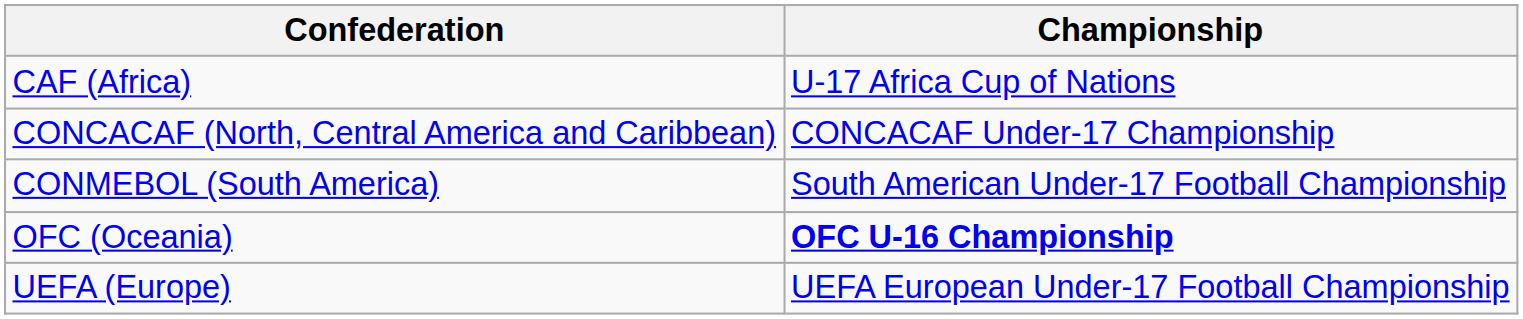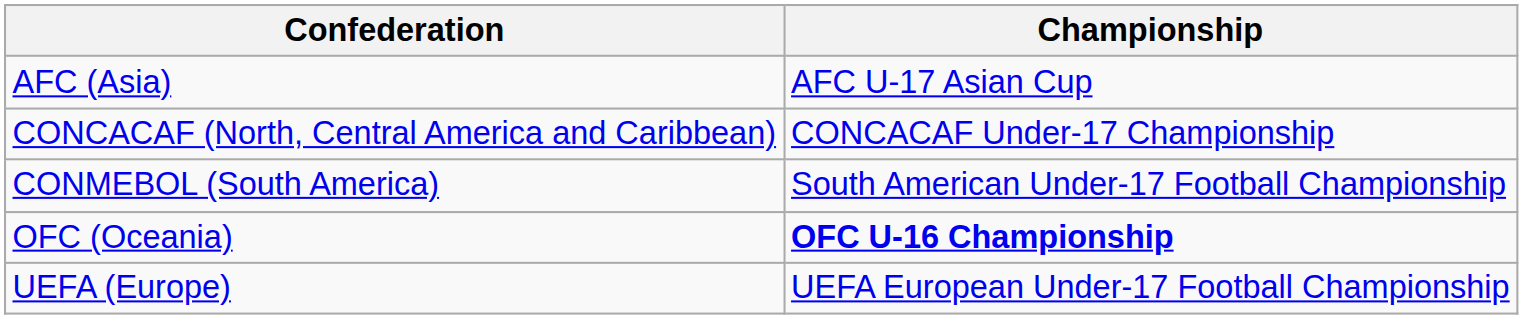+ row: (92, 81)
- row: (102, 81)
